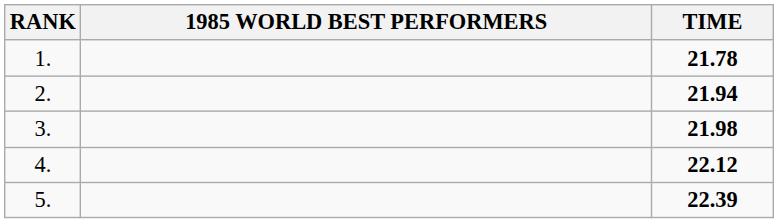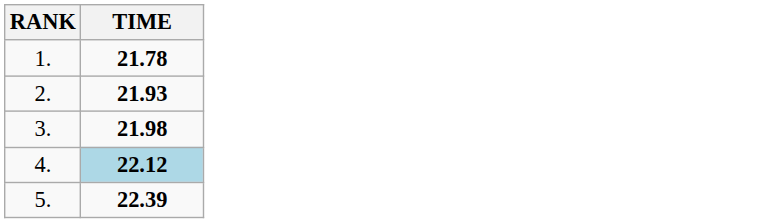- column: (366, 22)
(712, 93) 21.94 -> (142, 93) 21.93
(712, 164) no background -> (142, 164) lightblue background
